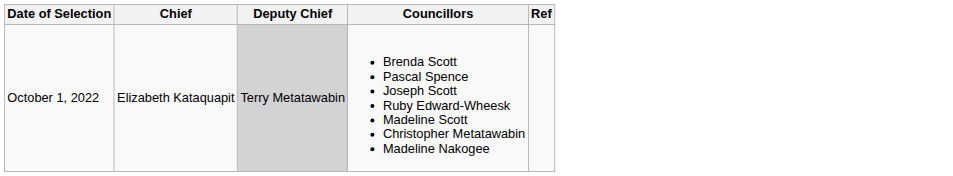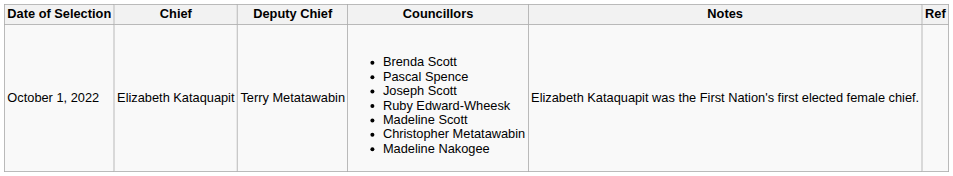+ column: (725, 14)
(293, 98) lightgrey background -> (293, 98) no background
